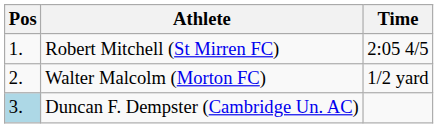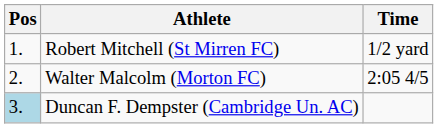(398, 48) 2:05 4/5 -> (398, 48) 1/2 yard
(398, 78) 1/2 yard -> (398, 78) 2:05 4/5
